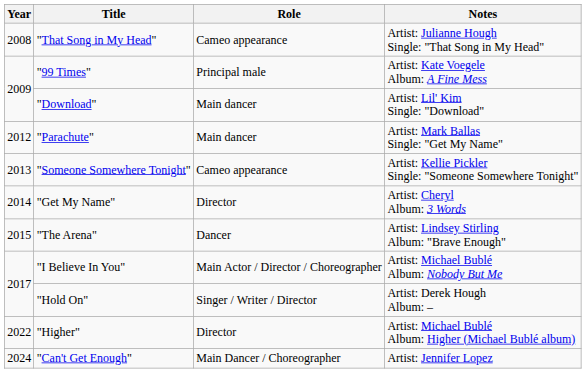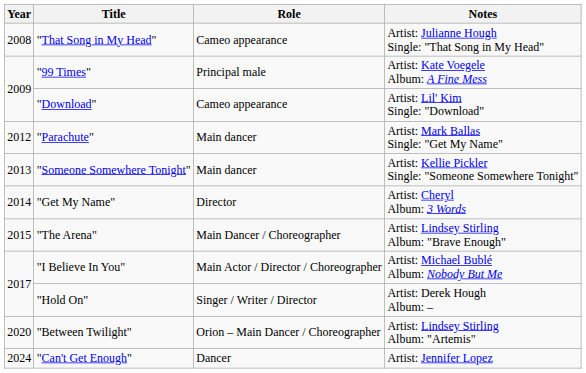(226, 104) Main dancer -> (242, 104) Cameo appearance
(242, 169) Cameo appearance -> (226, 169) Main dancer
(214, 234) Dancer -> (268, 234) Main Dancer / Choreographer
+ row: (84, 332)
- row: (58, 332)
(268, 358) Main Dancer / Choreographer -> (214, 358) Dancer
